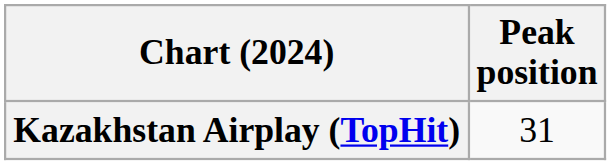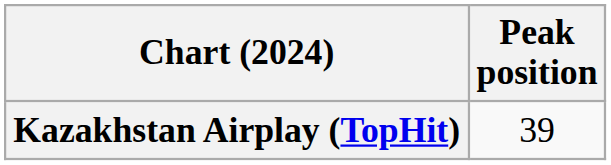(537, 129) 31 -> (537, 129) 39
